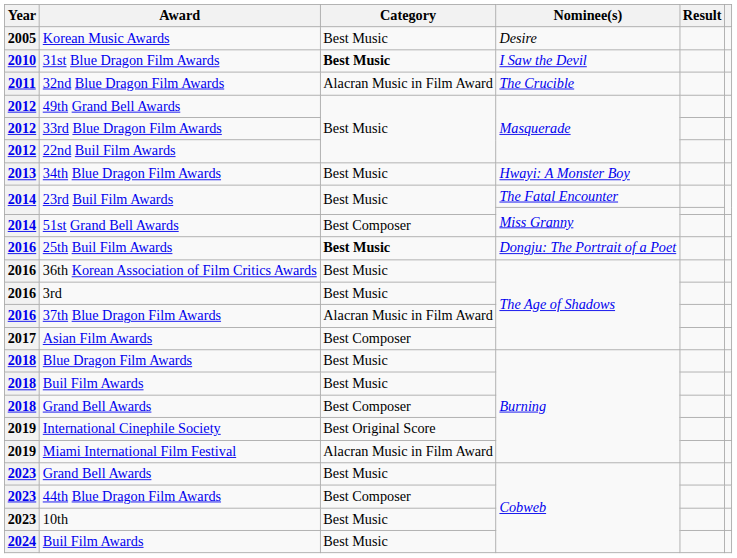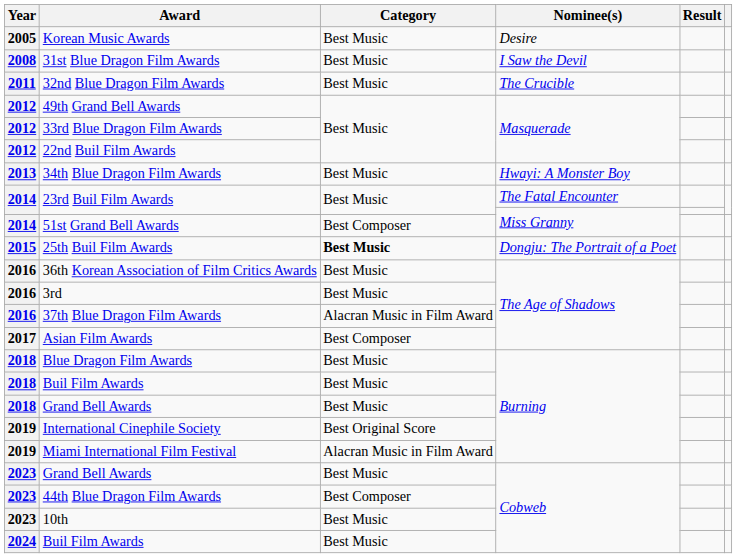(22, 60) 2010 -> (22, 60) 2008
(357, 60) bold -> (356, 60) normal
(408, 83) Alacran Music in Film Award -> (356, 83) Best Music
(22, 248) 2016 -> (22, 248) 2015
(367, 406) Best Composer -> (356, 406) Best Music
